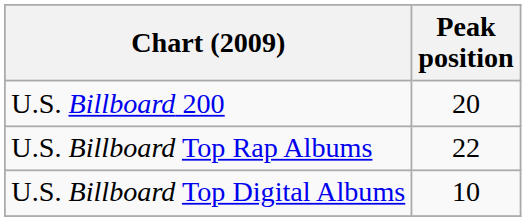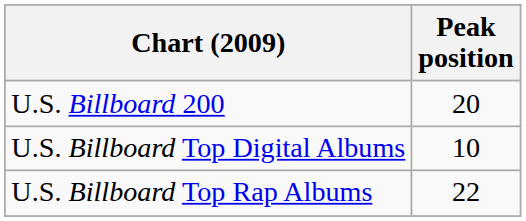rows swapped: (208, 192) <-> (192, 147)
